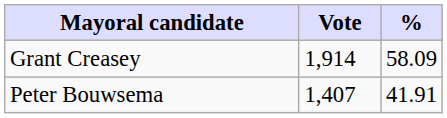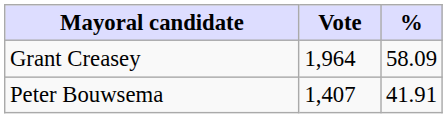(330, 58) 1,914 -> (330, 58) 1,964
